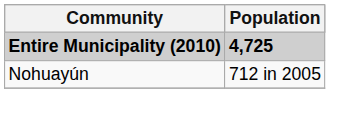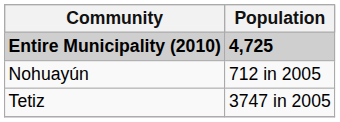+ row: (27, 102)
